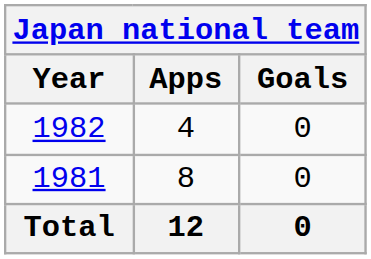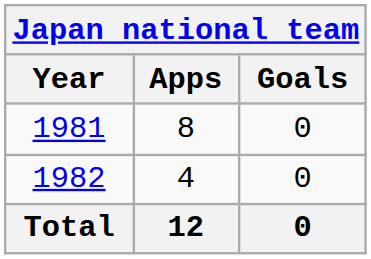rows swapped: (69, 179) <-> (69, 129)
